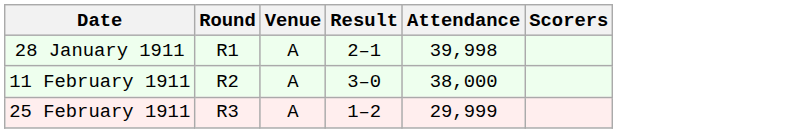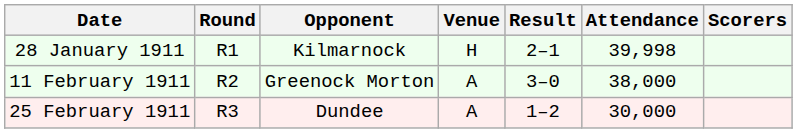+ column: (350, 20)
(293, 51) A -> (472, 51) H
(464, 112) 29,999 -> (642, 112) 30,000
